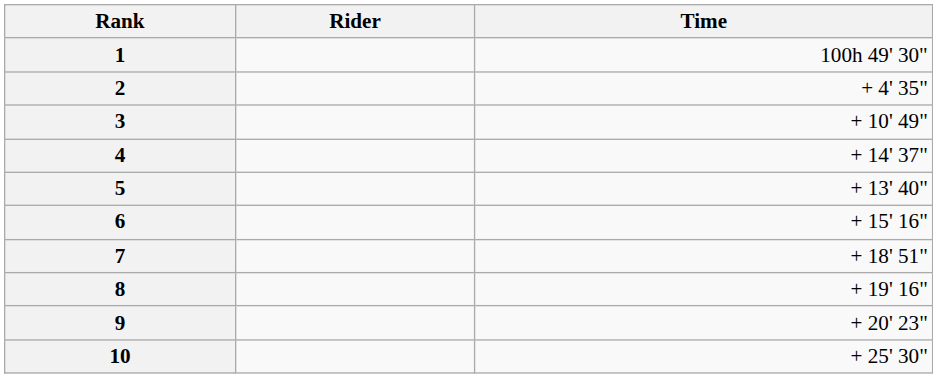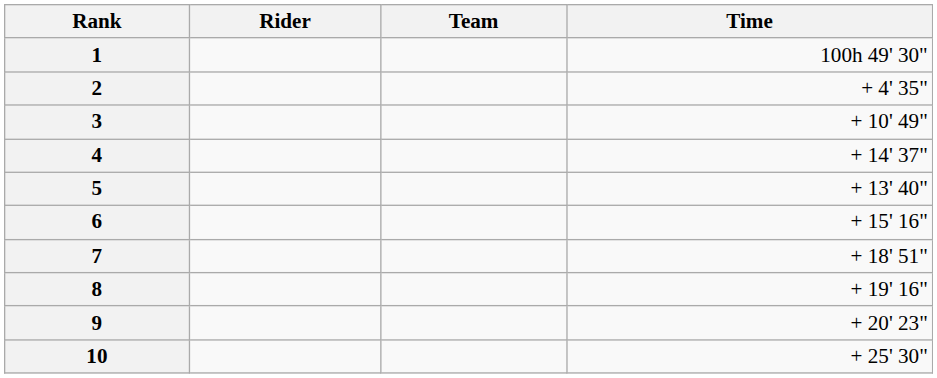+ column: (474, 21)
